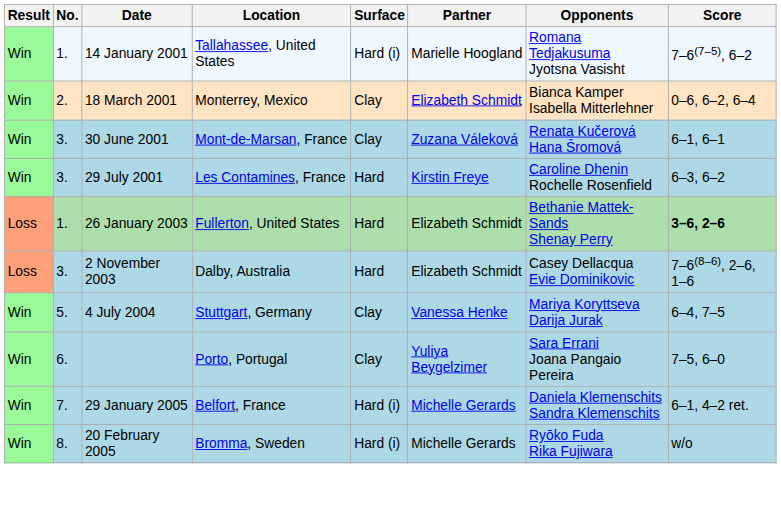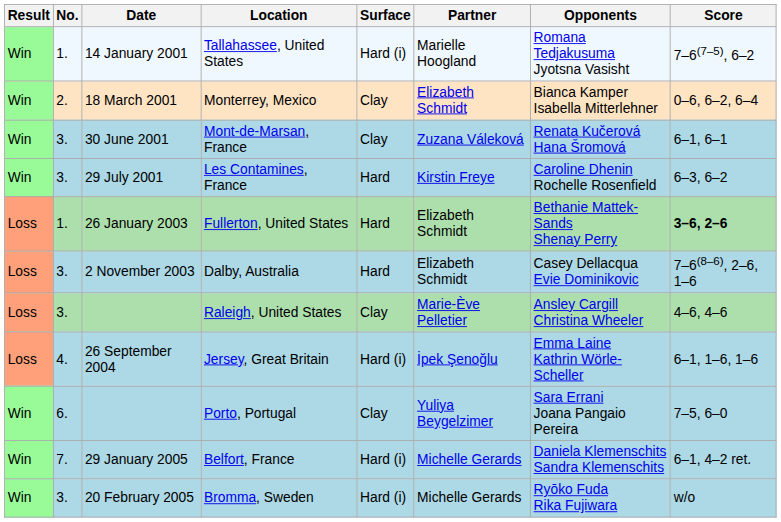+ row: (273, 312)
- row: (254, 312)
+ row: (266, 358)
(62, 443) 8. -> (62, 497) 3.
